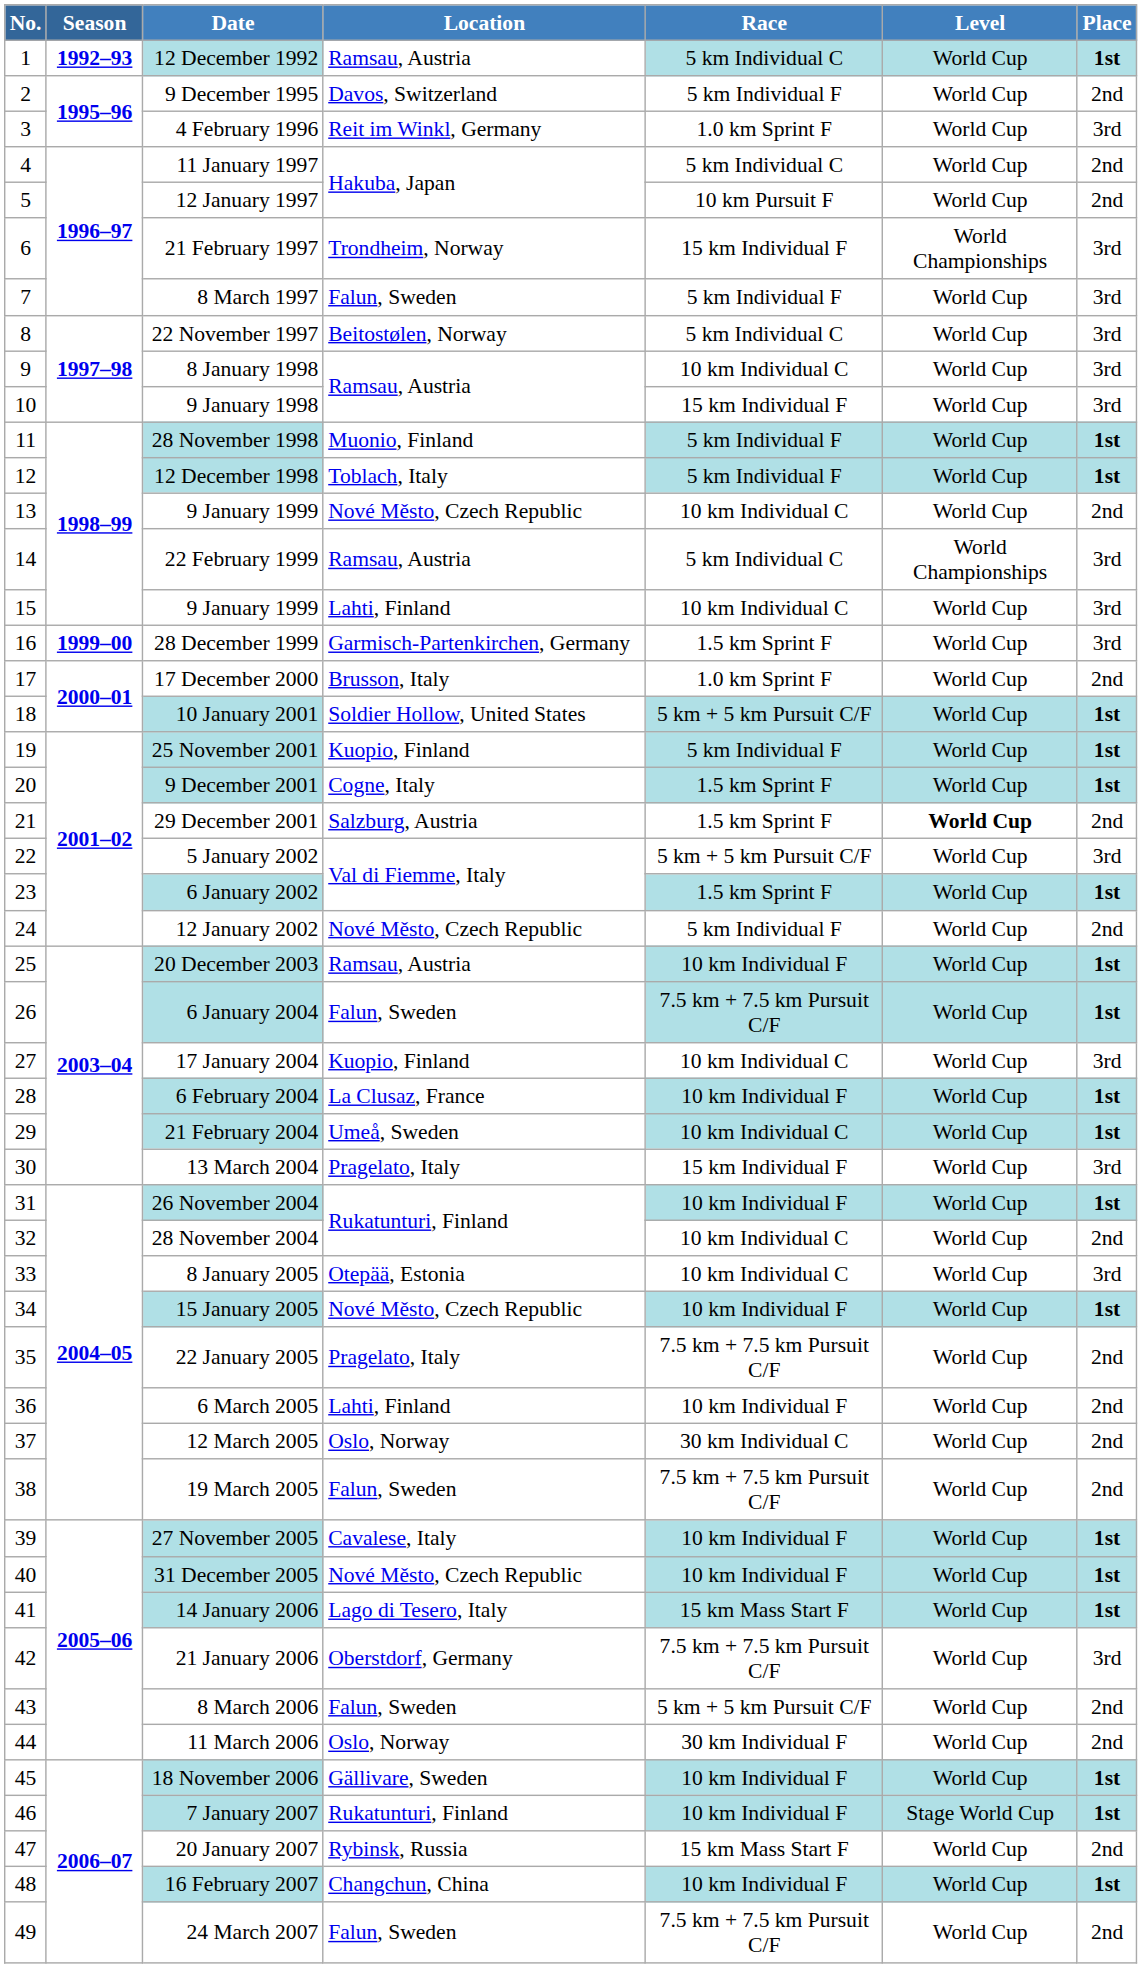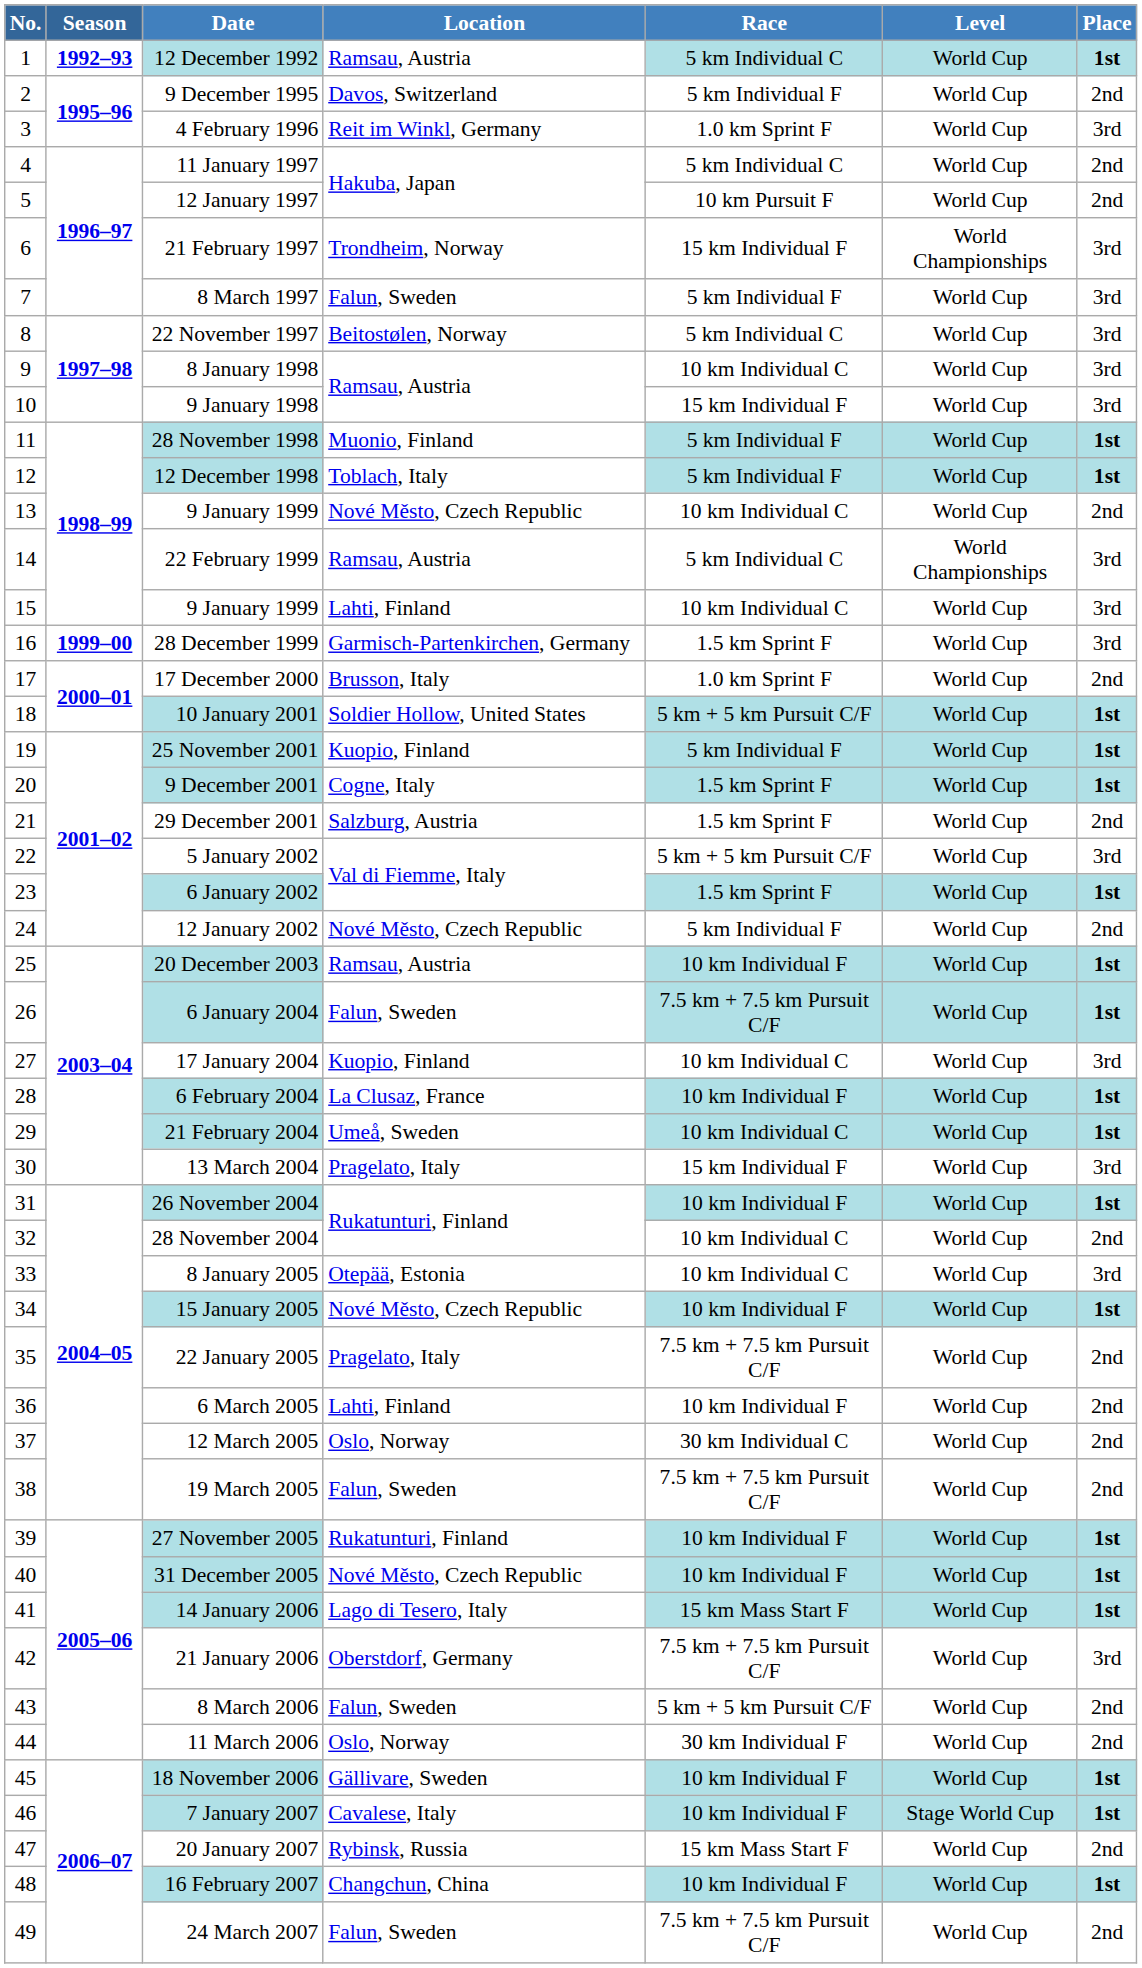(980, 820) bold -> (980, 820) normal
(392, 1538) Cavalese, Italy -> (418, 1538) Rukatunturi, Finland
(418, 1812) Rukatunturi, Finland -> (392, 1812) Cavalese, Italy
